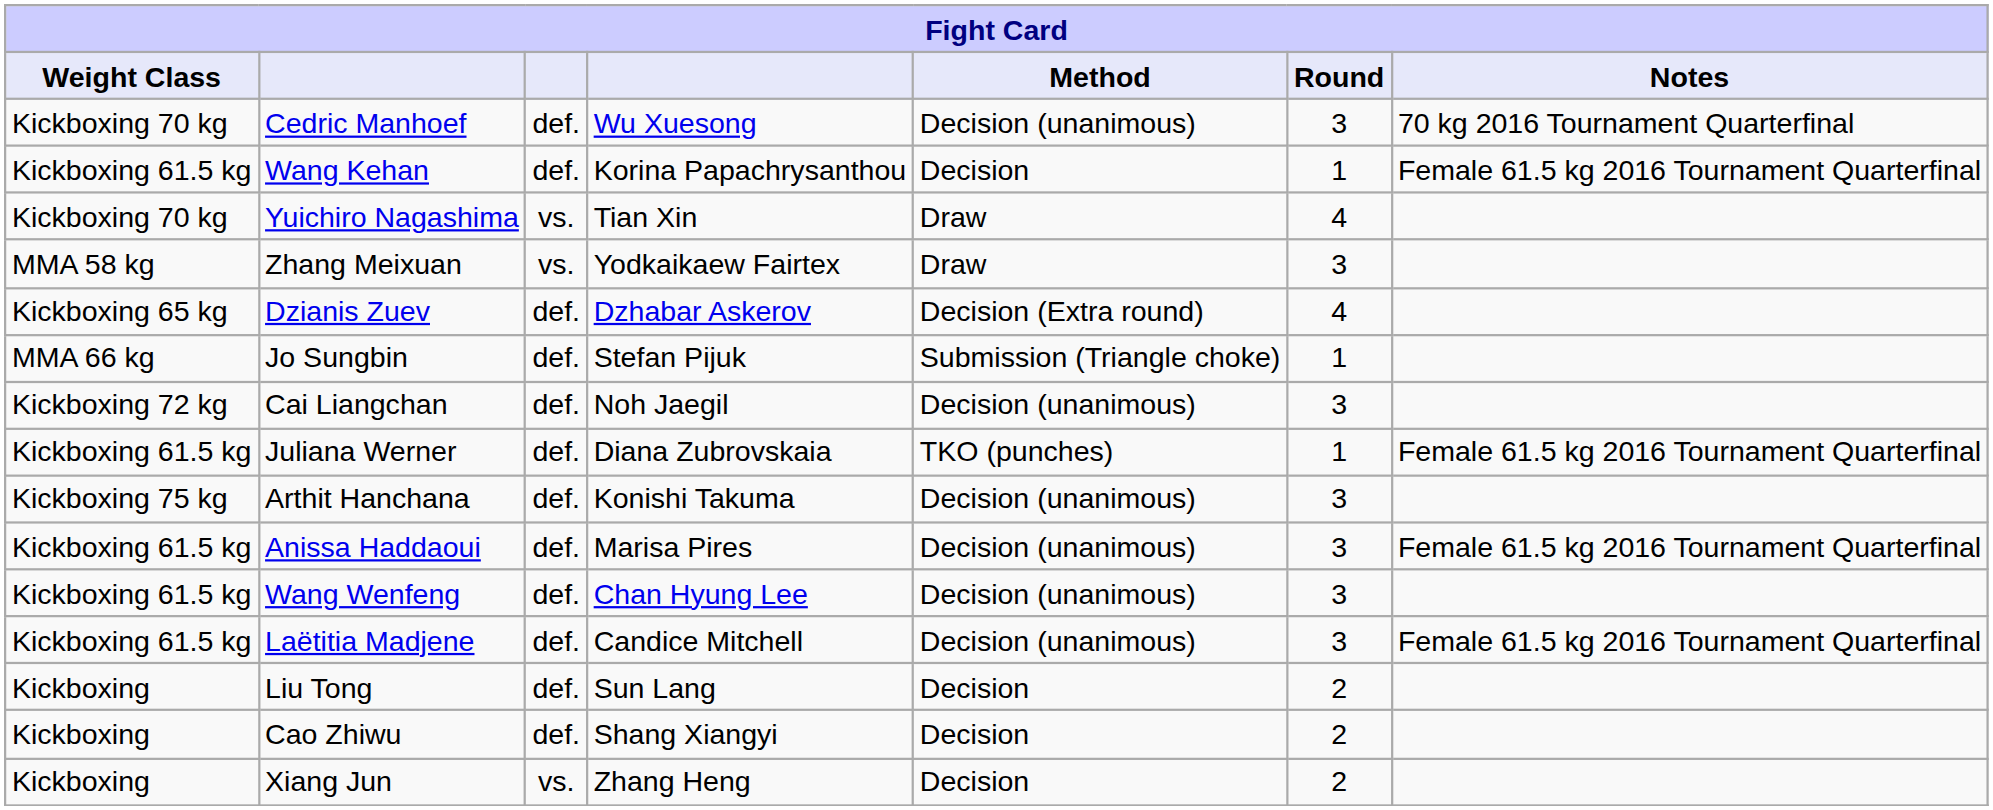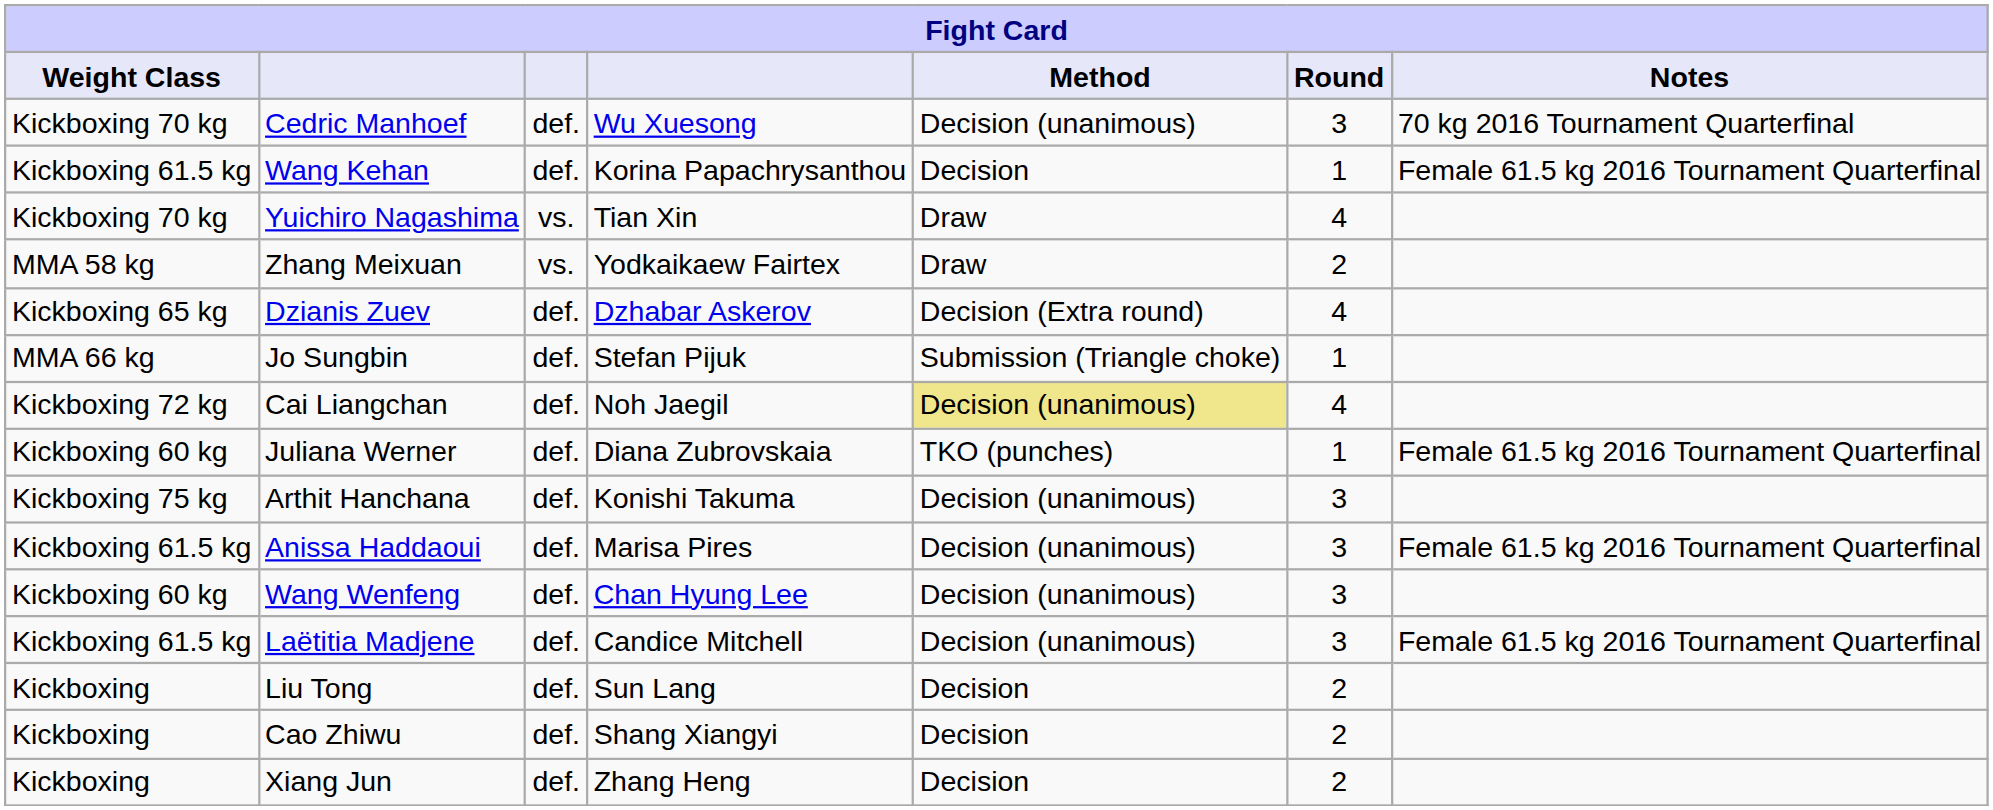(1339, 264) 3 -> (1339, 264) 2
(1058, 405) no background -> (1058, 405) khaki background
(1339, 405) 3 -> (1339, 405) 4
(132, 452) Kickboxing 61.5 kg -> (120, 452) Kickboxing 60 kg
(132, 593) Kickboxing 61.5 kg -> (120, 593) Kickboxing 60 kg
(556, 781) vs. -> (556, 781) def.
